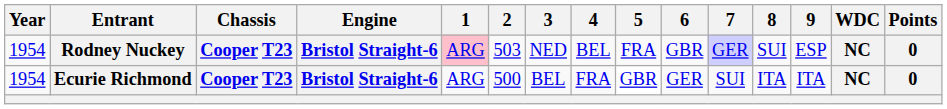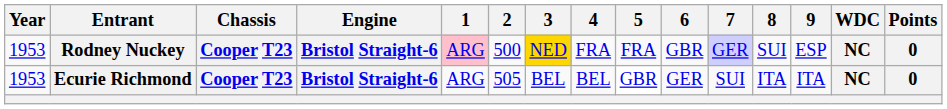(27, 50) 1954 -> (27, 50) 1953
(507, 50) 503 -> (507, 50) 500
(548, 50) no background -> (548, 50) gold background
(593, 50) BEL -> (593, 50) FRA
(27, 80) 1954 -> (27, 80) 1953
(507, 80) 500 -> (507, 80) 505
(593, 80) FRA -> (593, 80) BEL
